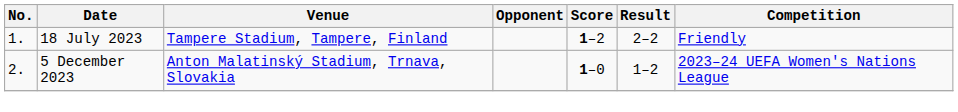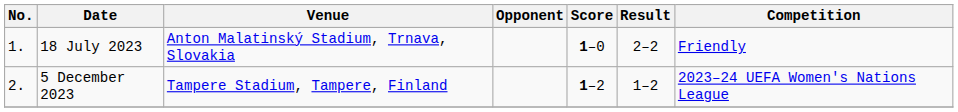(307, 39) Tampere Stadium, Tampere, Finland -> (307, 47) Anton Malatinský Stadium, Trnava, Slovakia
(592, 39) 1–2 -> (592, 47) 1–0
(307, 70) Anton Malatinský Stadium, Trnava, Slovakia -> (307, 87) Tampere Stadium, Tampere, Finland
(592, 70) 1–0 -> (592, 87) 1–2
